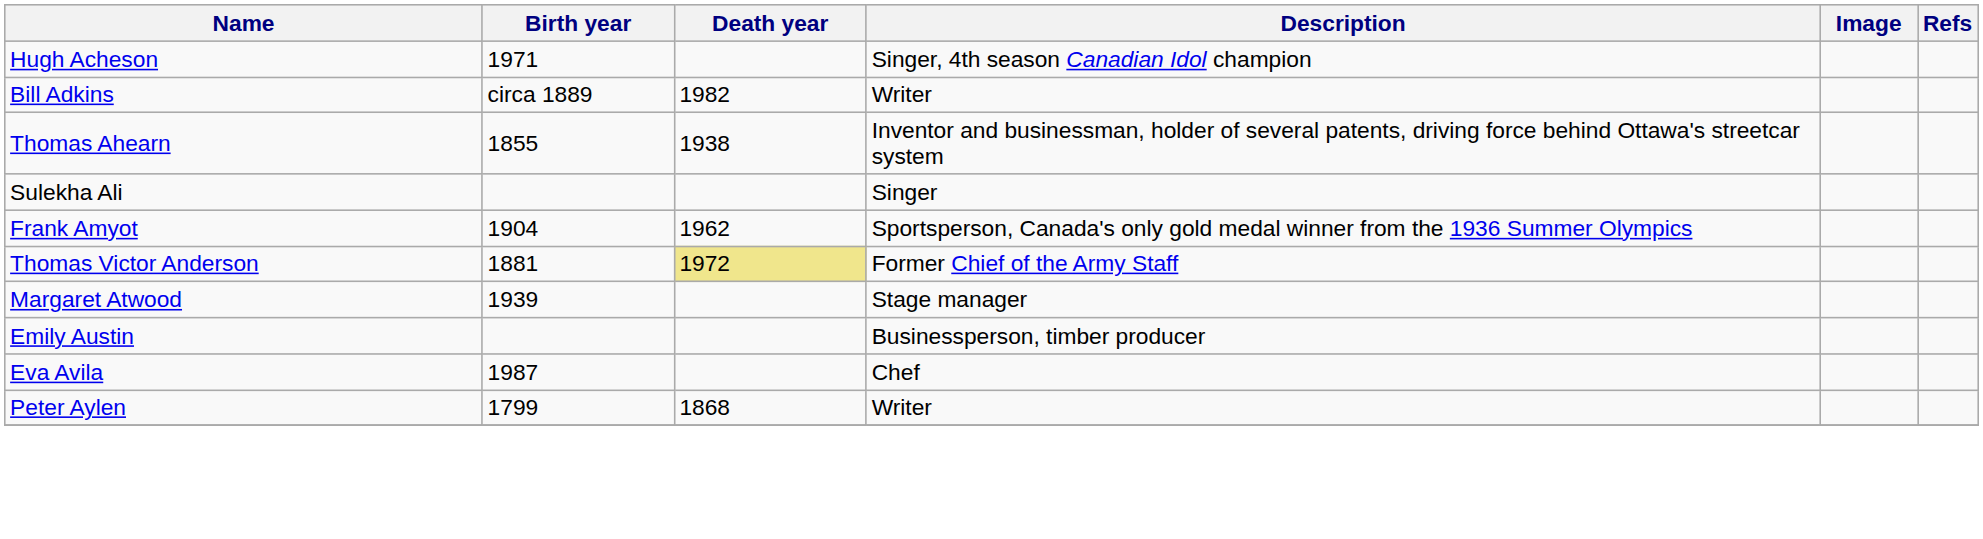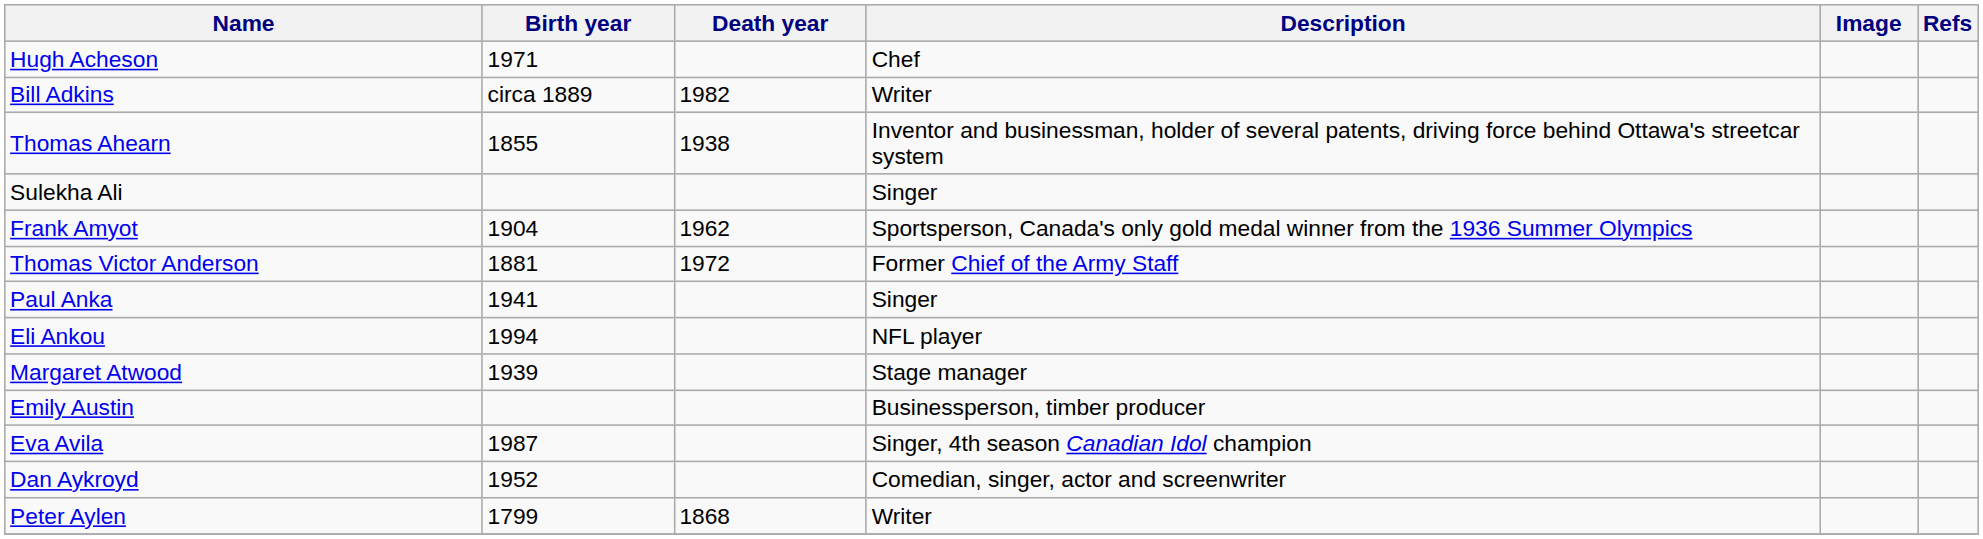(1092, 59) Singer, 4th season Canadian Idol champion -> (896, 59) Chef
(705, 264) khaki background -> (705, 264) no background
+ row: (61, 300)
+ row: (58, 336)
(896, 372) Chef -> (1092, 444) Singer, 4th season Canadian Idol champion
+ row: (74, 480)
